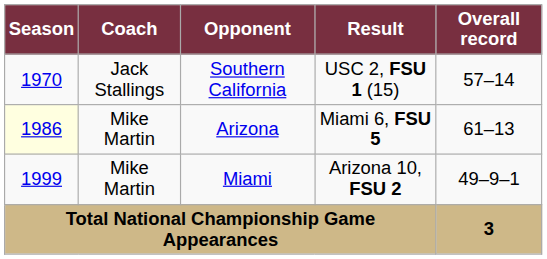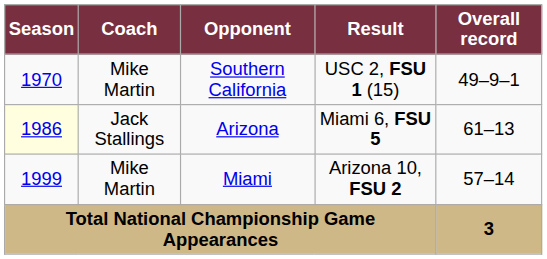(129, 79) Jack Stallings -> (129, 79) Mike Martin
(489, 79) 57–14 -> (489, 79) 49–9–1
(129, 129) Mike Martin -> (129, 129) Jack Stallings
(489, 179) 49–9–1 -> (489, 179) 57–14
